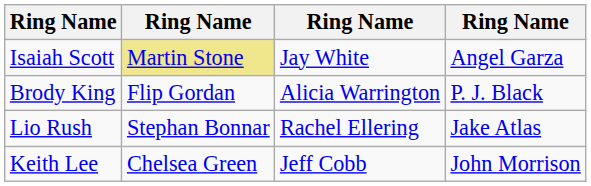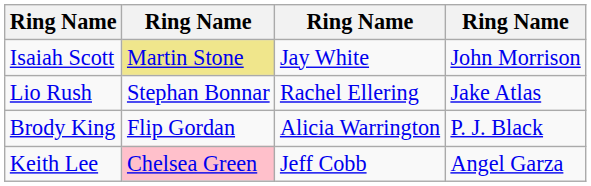(507, 57) Angel Garza -> (516, 57) John Morrison
rows swapped: (63, 92) <-> (51, 127)
(192, 163) no background -> (192, 163) pink background
(516, 163) John Morrison -> (507, 163) Angel Garza
